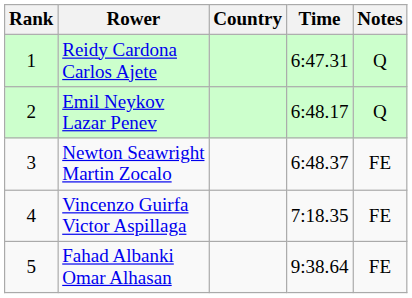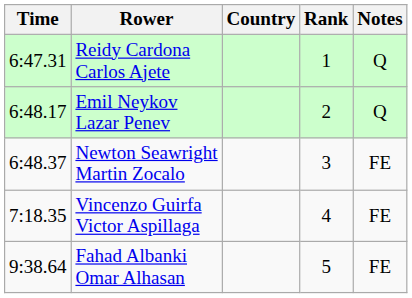columns swapped: (31, 19) <-> (320, 19)
